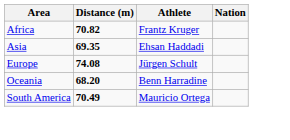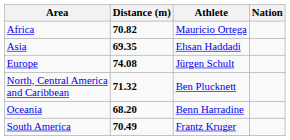(169, 30) Frantz Kruger -> (211, 30) Mauricio Ortega
+ row: (57, 87)
(174, 98) Mauricio Ortega -> (206, 127) Frantz Kruger
